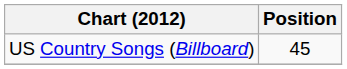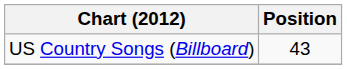(300, 49) 45 -> (300, 49) 43
